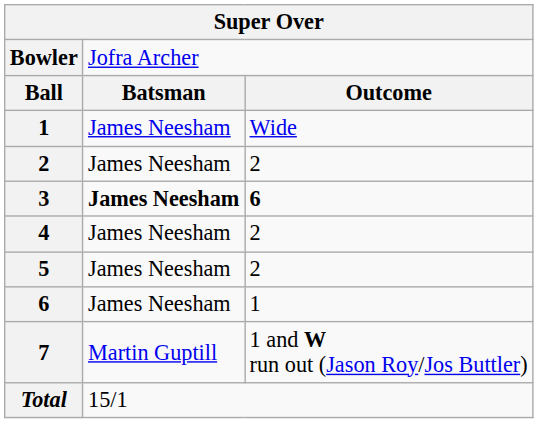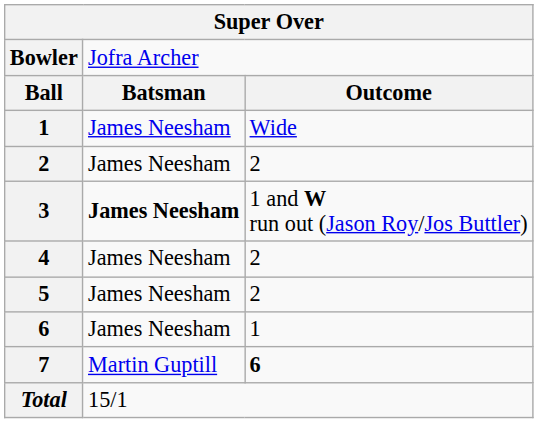(255, 198) 6 -> (389, 211) 1 and W run out (Jason Roy/Jos Buttler)
(389, 352) 1 and W run out (Jason Roy/Jos Buttler) -> (255, 364) 6
